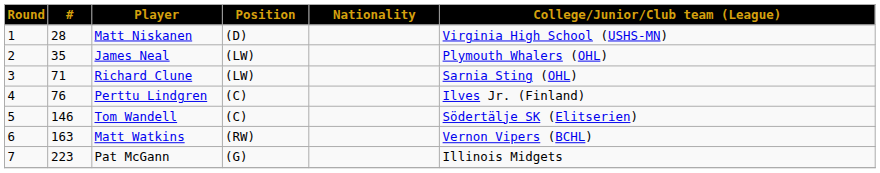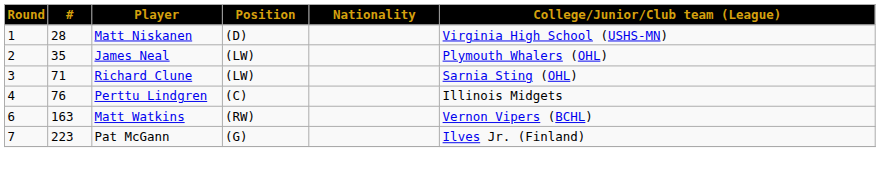(514, 96) Ilves Jr. (Finland) -> (503, 96) Illinois Midgets
- row: (136, 116)
(503, 157) Illinois Midgets -> (514, 137) Ilves Jr. (Finland)
